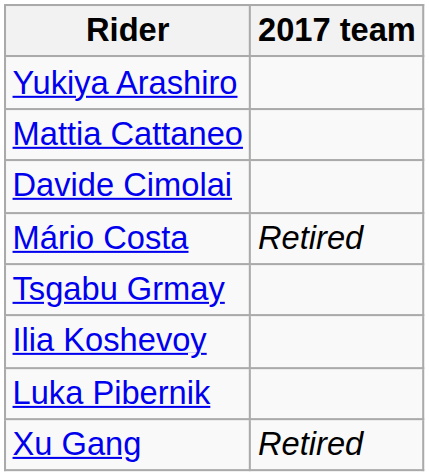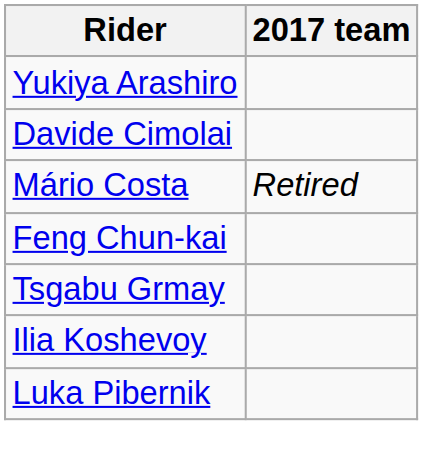- row: (128, 133)
+ row: (120, 237)
- row: (77, 444)
